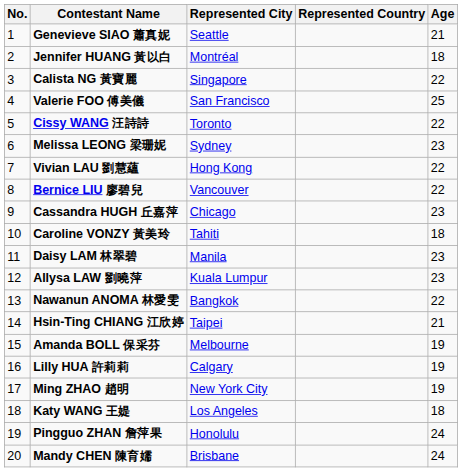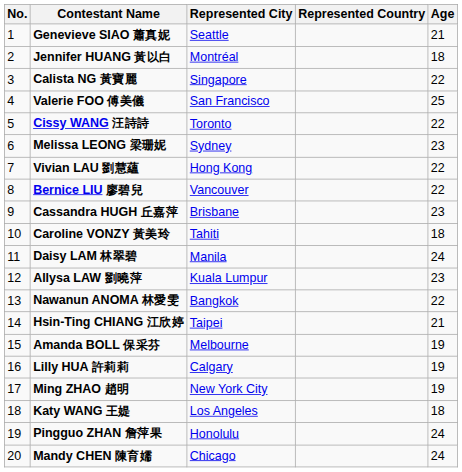(213, 212) Chicago -> (214, 212) Brisbane
(438, 256) 23 -> (438, 256) 24
(214, 455) Brisbane -> (213, 455) Chicago
